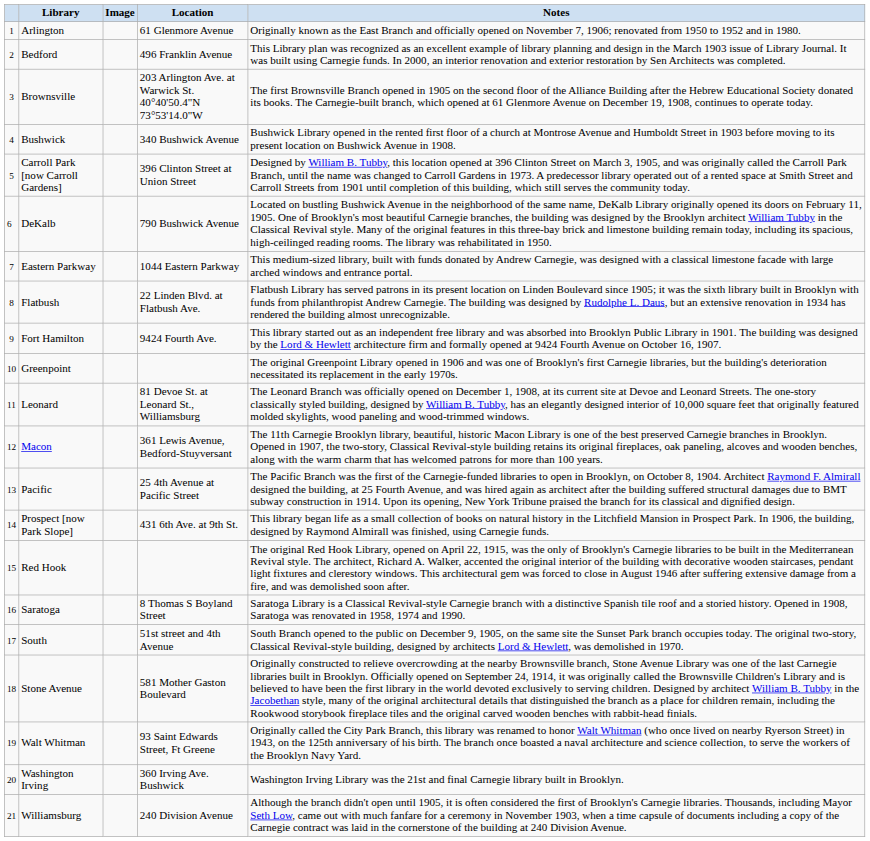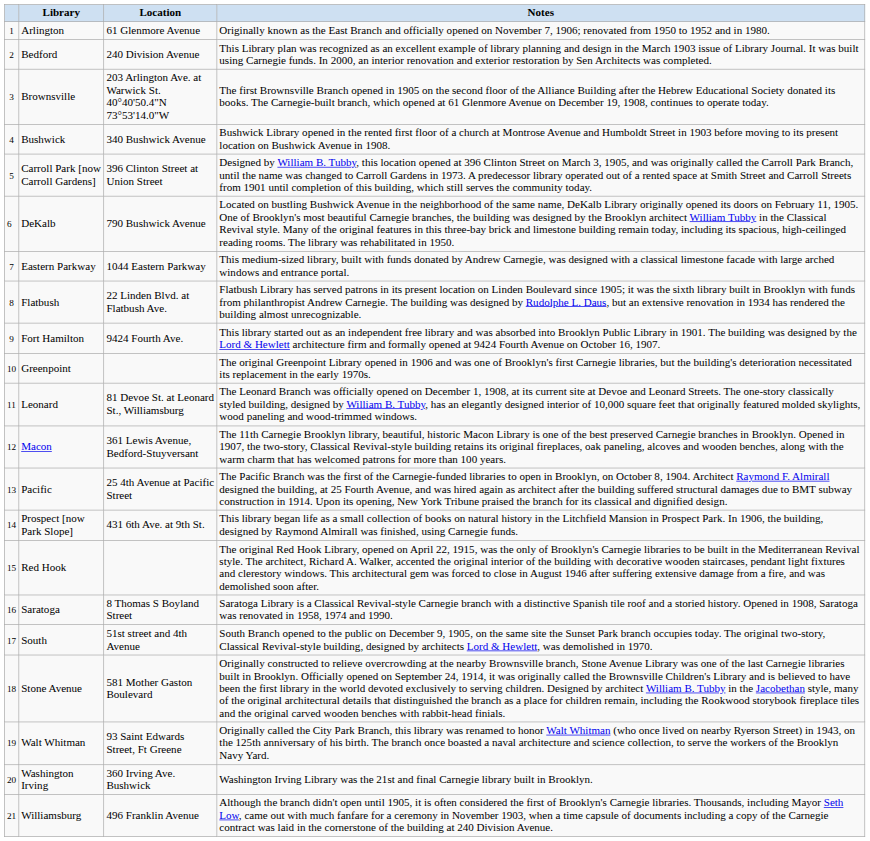- column: (120, 13)
(186, 54) 496 Franklin Avenue -> (153, 54) 240 Division Avenue
(186, 815) 240 Division Avenue -> (153, 815) 496 Franklin Avenue
